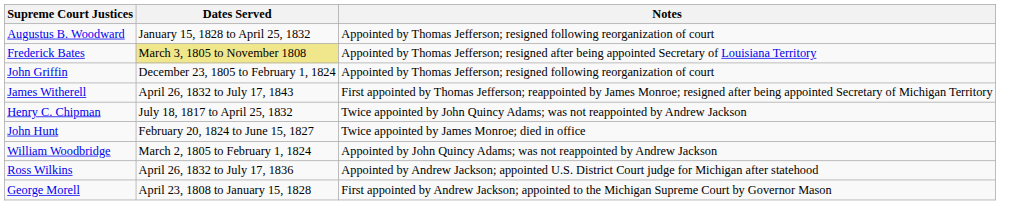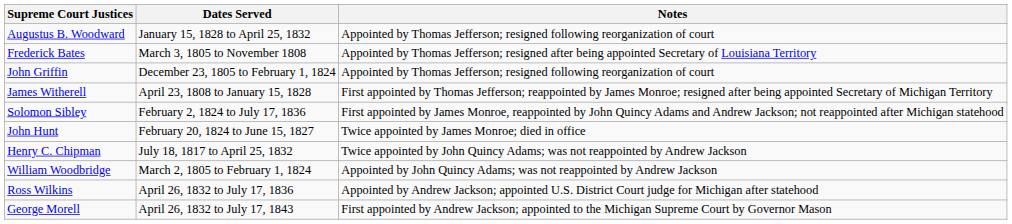(222, 53) khaki background -> (222, 53) no background
(216, 92) April 26, 1832 to July 17, 1843 -> (225, 92) April 23, 1808 to January 15, 1828
+ row: (47, 111)
rows swapped: (33, 131) <-> (54, 111)
(225, 190) April 23, 1808 to January 15, 1828 -> (216, 209) April 26, 1832 to July 17, 1843
